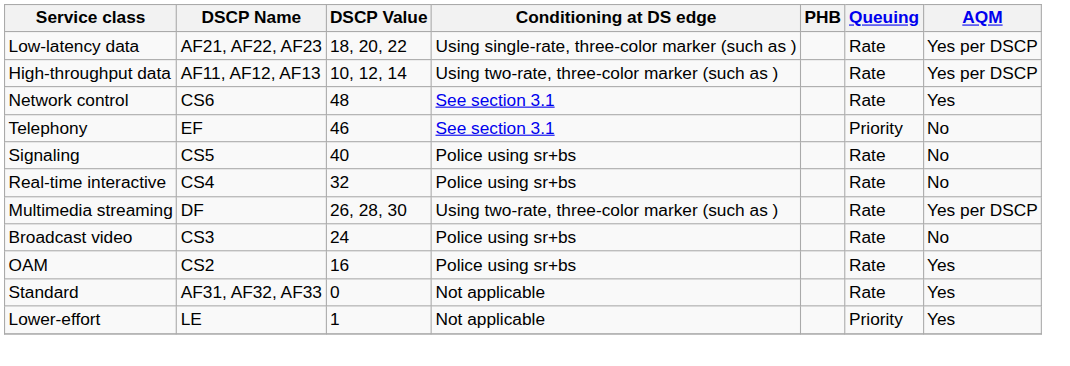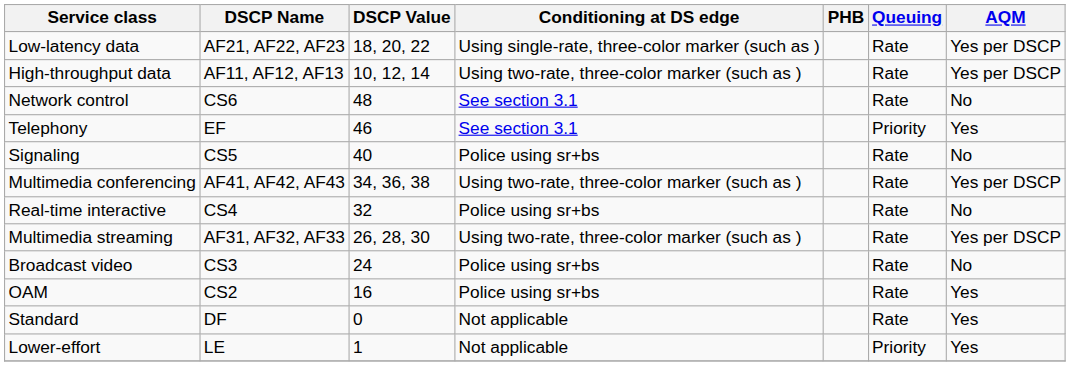(941, 100) Yes -> (961, 100) No
(938, 127) No -> (964, 127) Yes
+ row: (102, 182)
(192, 210) DF -> (274, 237) AF31, AF32, AF33
(251, 292) AF31, AF32, AF33 -> (215, 319) DF
